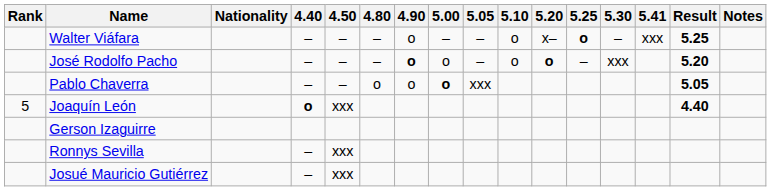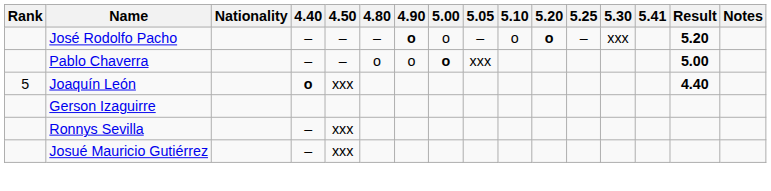- row: (94, 39)
(695, 84) 5.05 -> (695, 61) 5.00
